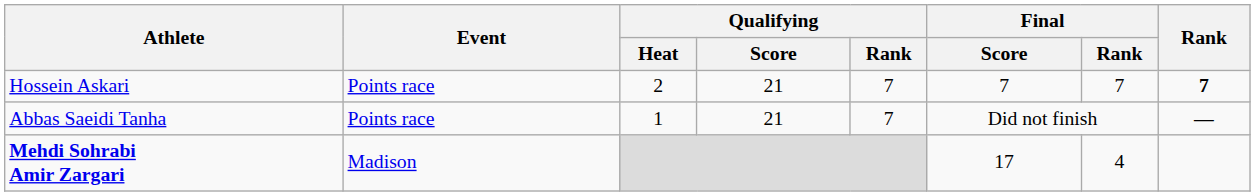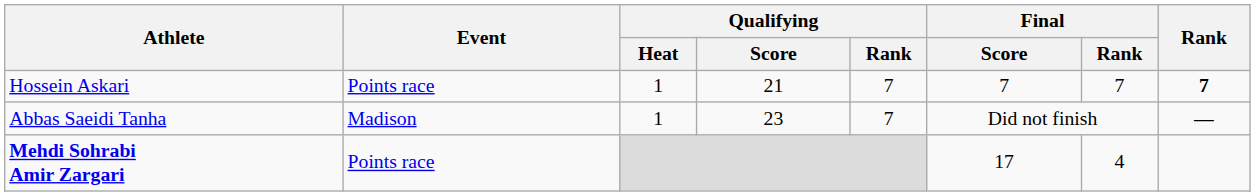(658, 86) 2 -> (658, 86) 1
(391, 118) Points race -> (382, 118) Madison
(773, 118) 21 -> (773, 118) 23
(382, 162) Madison -> (391, 162) Points race
